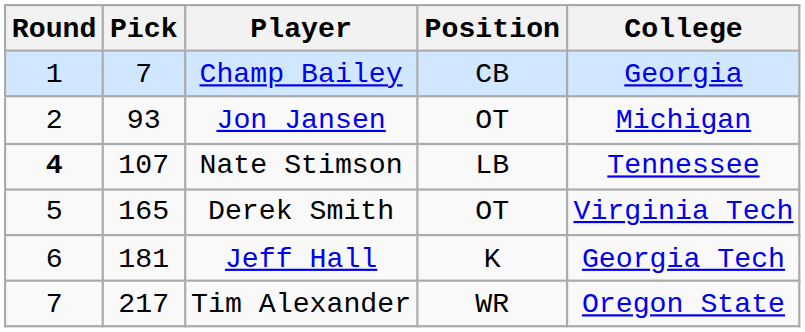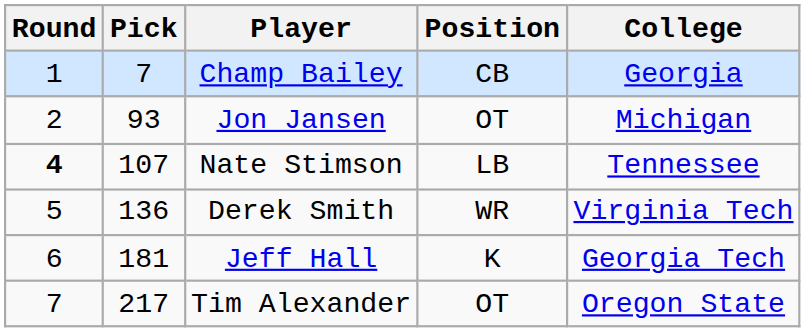(144, 212) 165 -> (144, 212) 136
(492, 212) OT -> (492, 212) WR
(492, 304) WR -> (492, 304) OT
